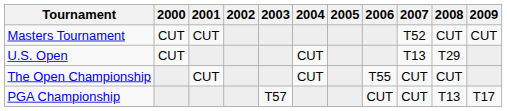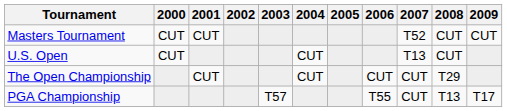(449, 56) T29 -> (449, 56) CUT
(380, 76) T55 -> (380, 76) CUT
(449, 76) CUT -> (449, 76) T29
(380, 97) CUT -> (380, 97) T55
